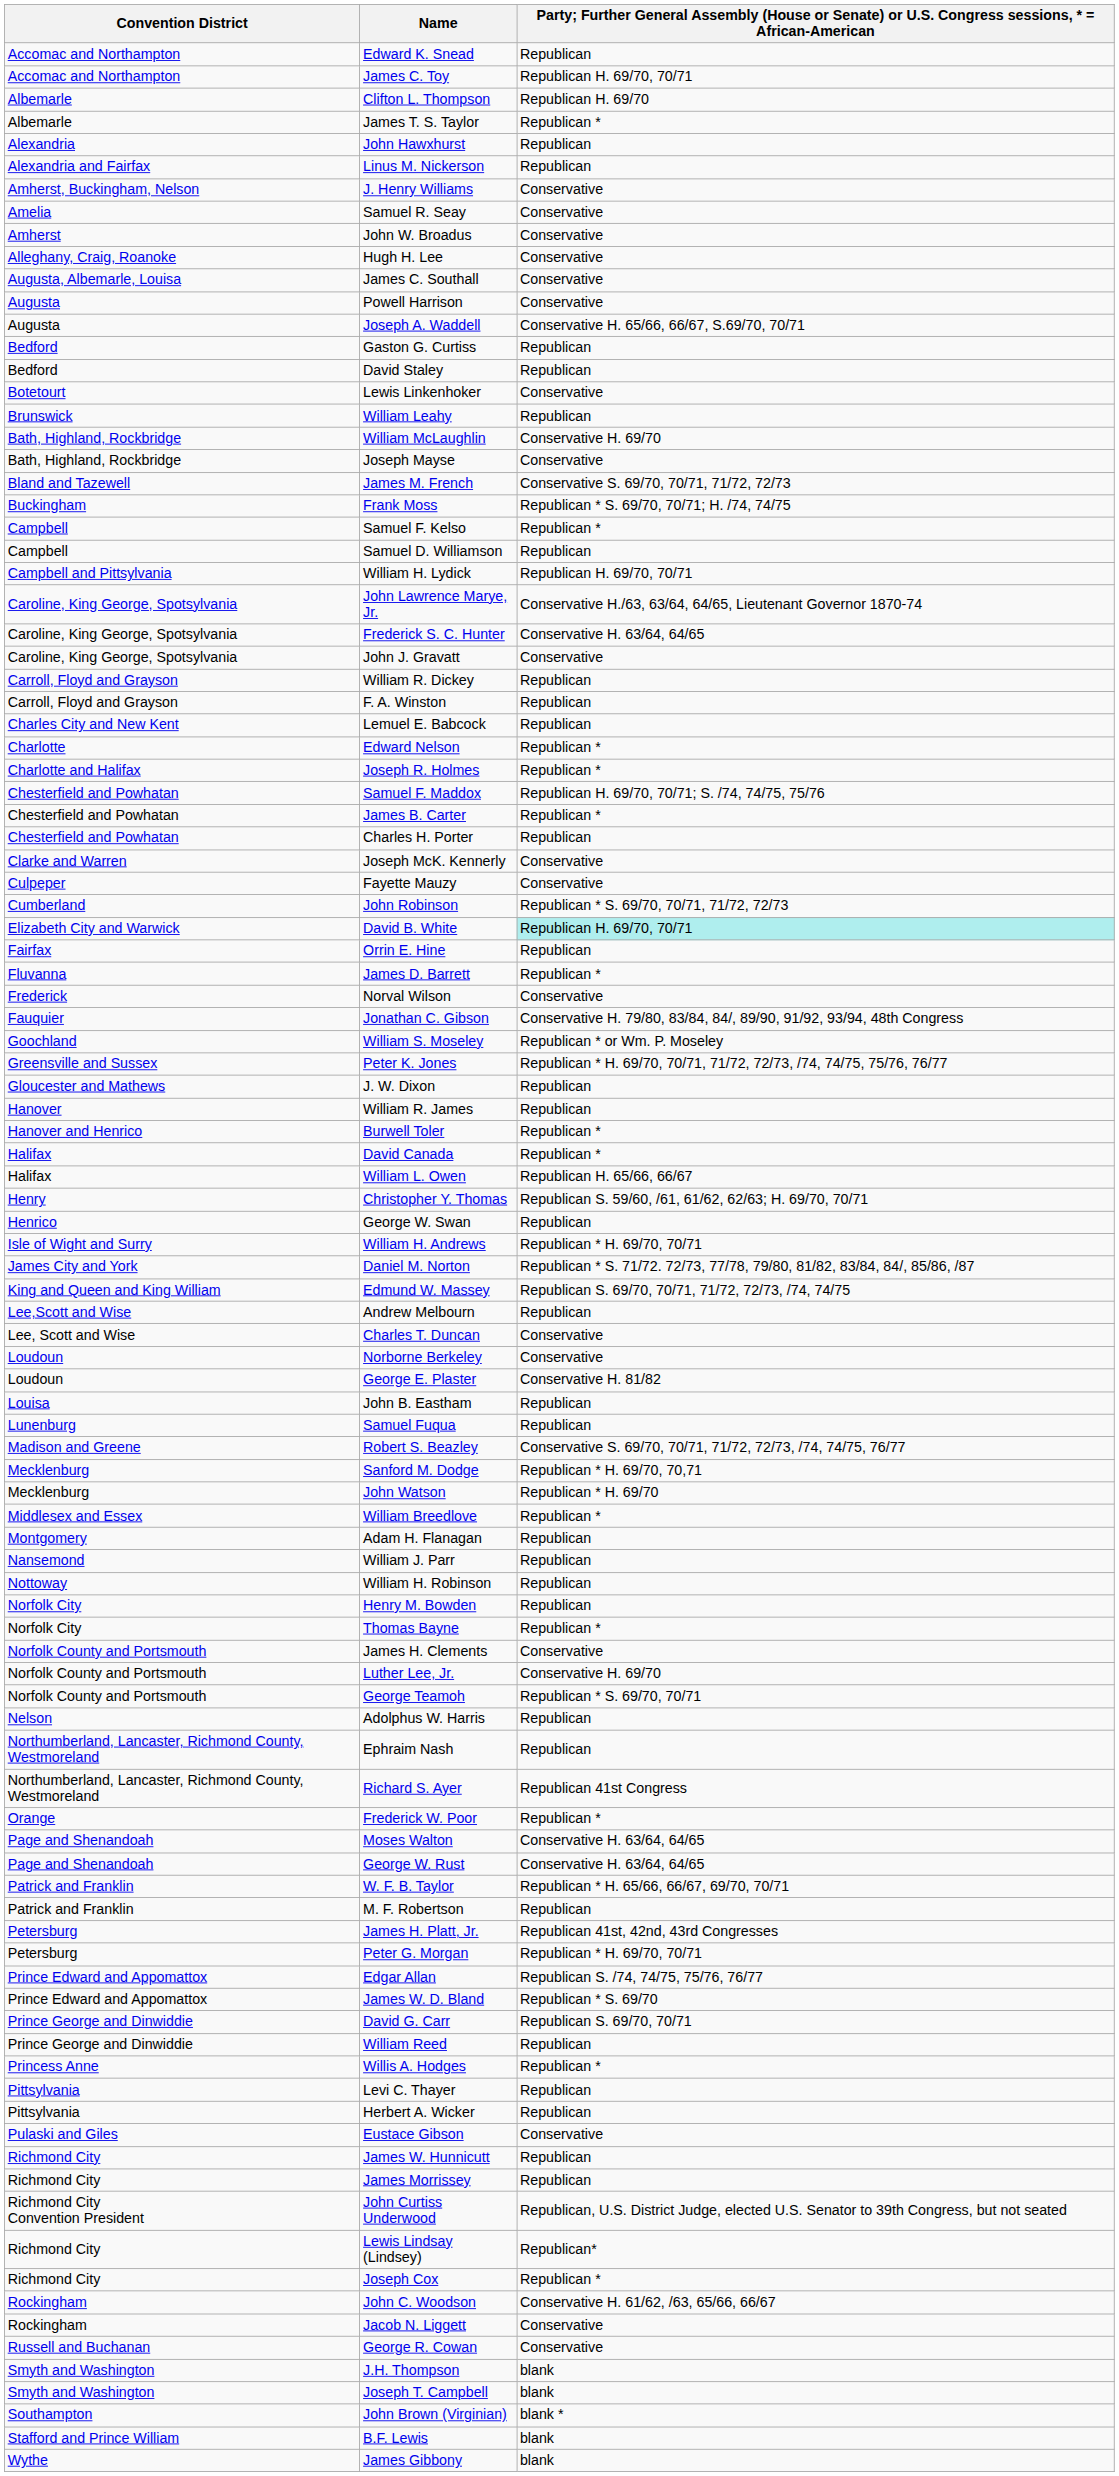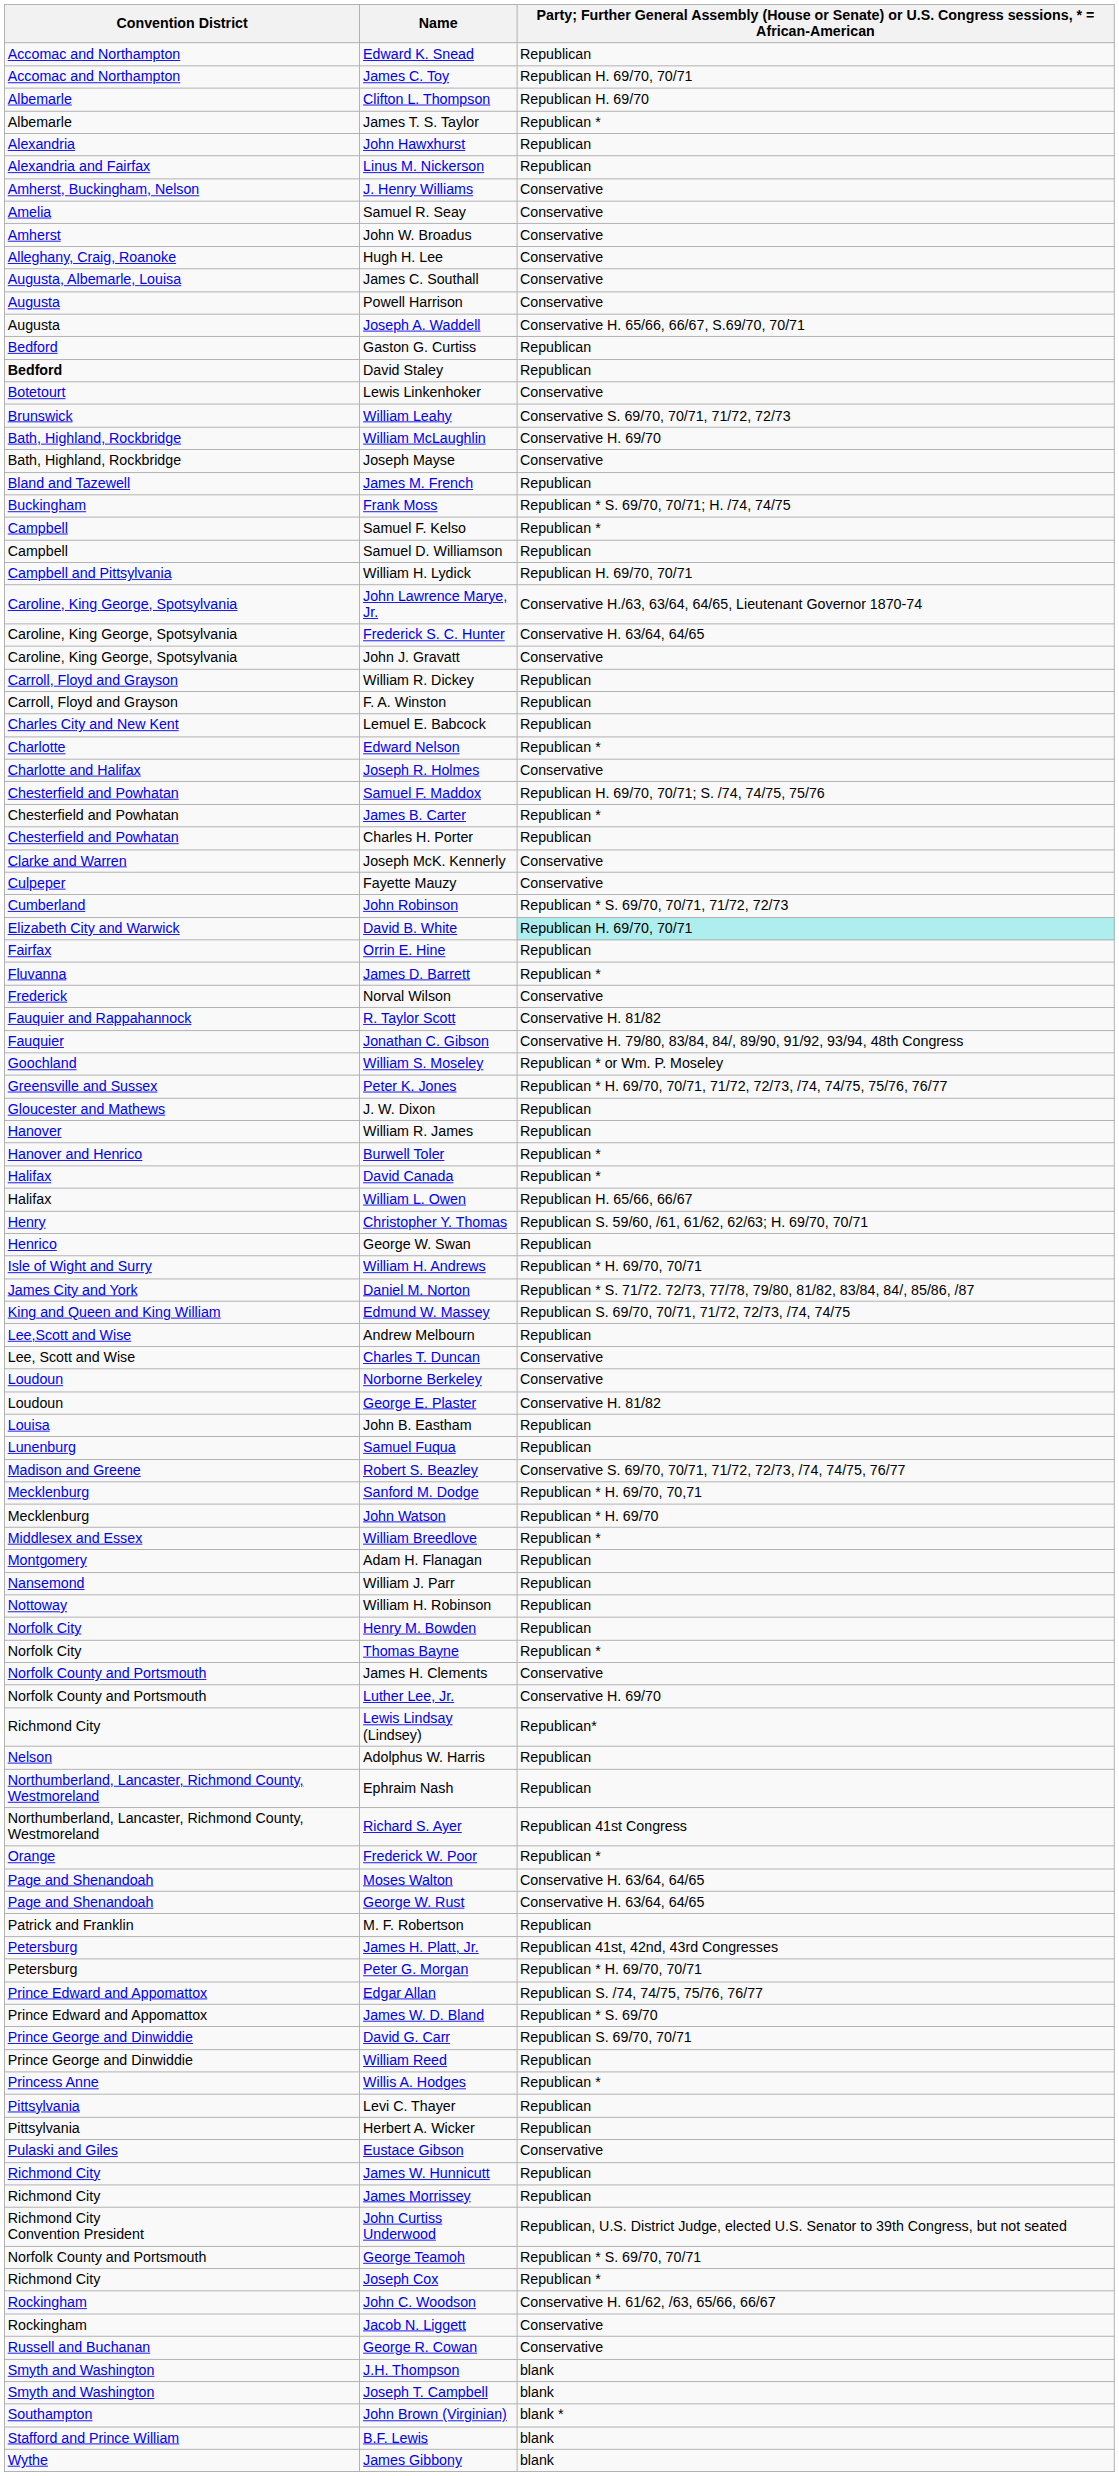(33, 370) normal -> (35, 370) bold
(556, 415) Republican -> (655, 415) Conservative S. 69/70, 70/71, 71/72, 72/73
(655, 483) Conservative S. 69/70, 70/71, 71/72, 72/73 -> (556, 483) Republican
(560, 770) Republican * -> (562, 770) Conservative
+ row: (409, 1018)
rows swapped: (414, 1696) <-> (408, 2249)
- row: (408, 1886)
